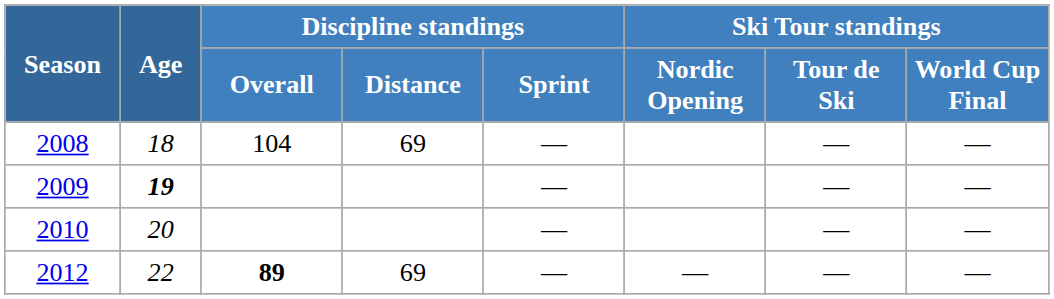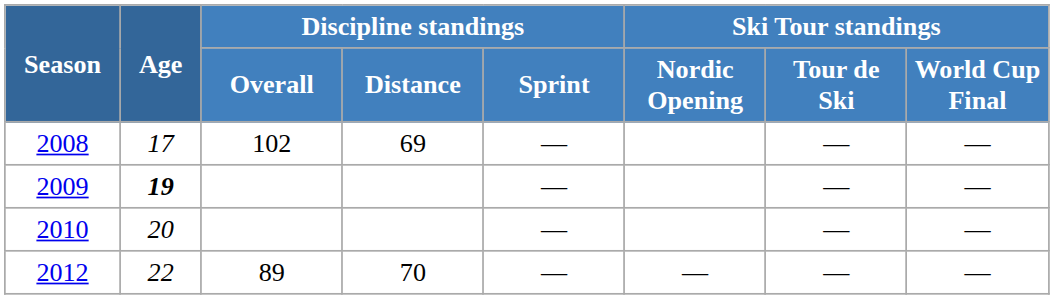(161, 143) 18 -> (161, 143) 17
(272, 143) 104 -> (272, 143) 102
(272, 272) bold -> (272, 272) normal
(413, 272) 69 -> (413, 272) 70
